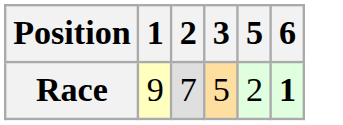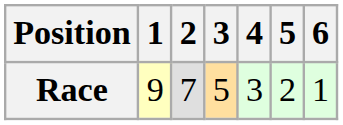+ column: (254, 33)
(287, 89) bold -> (321, 89) normal
